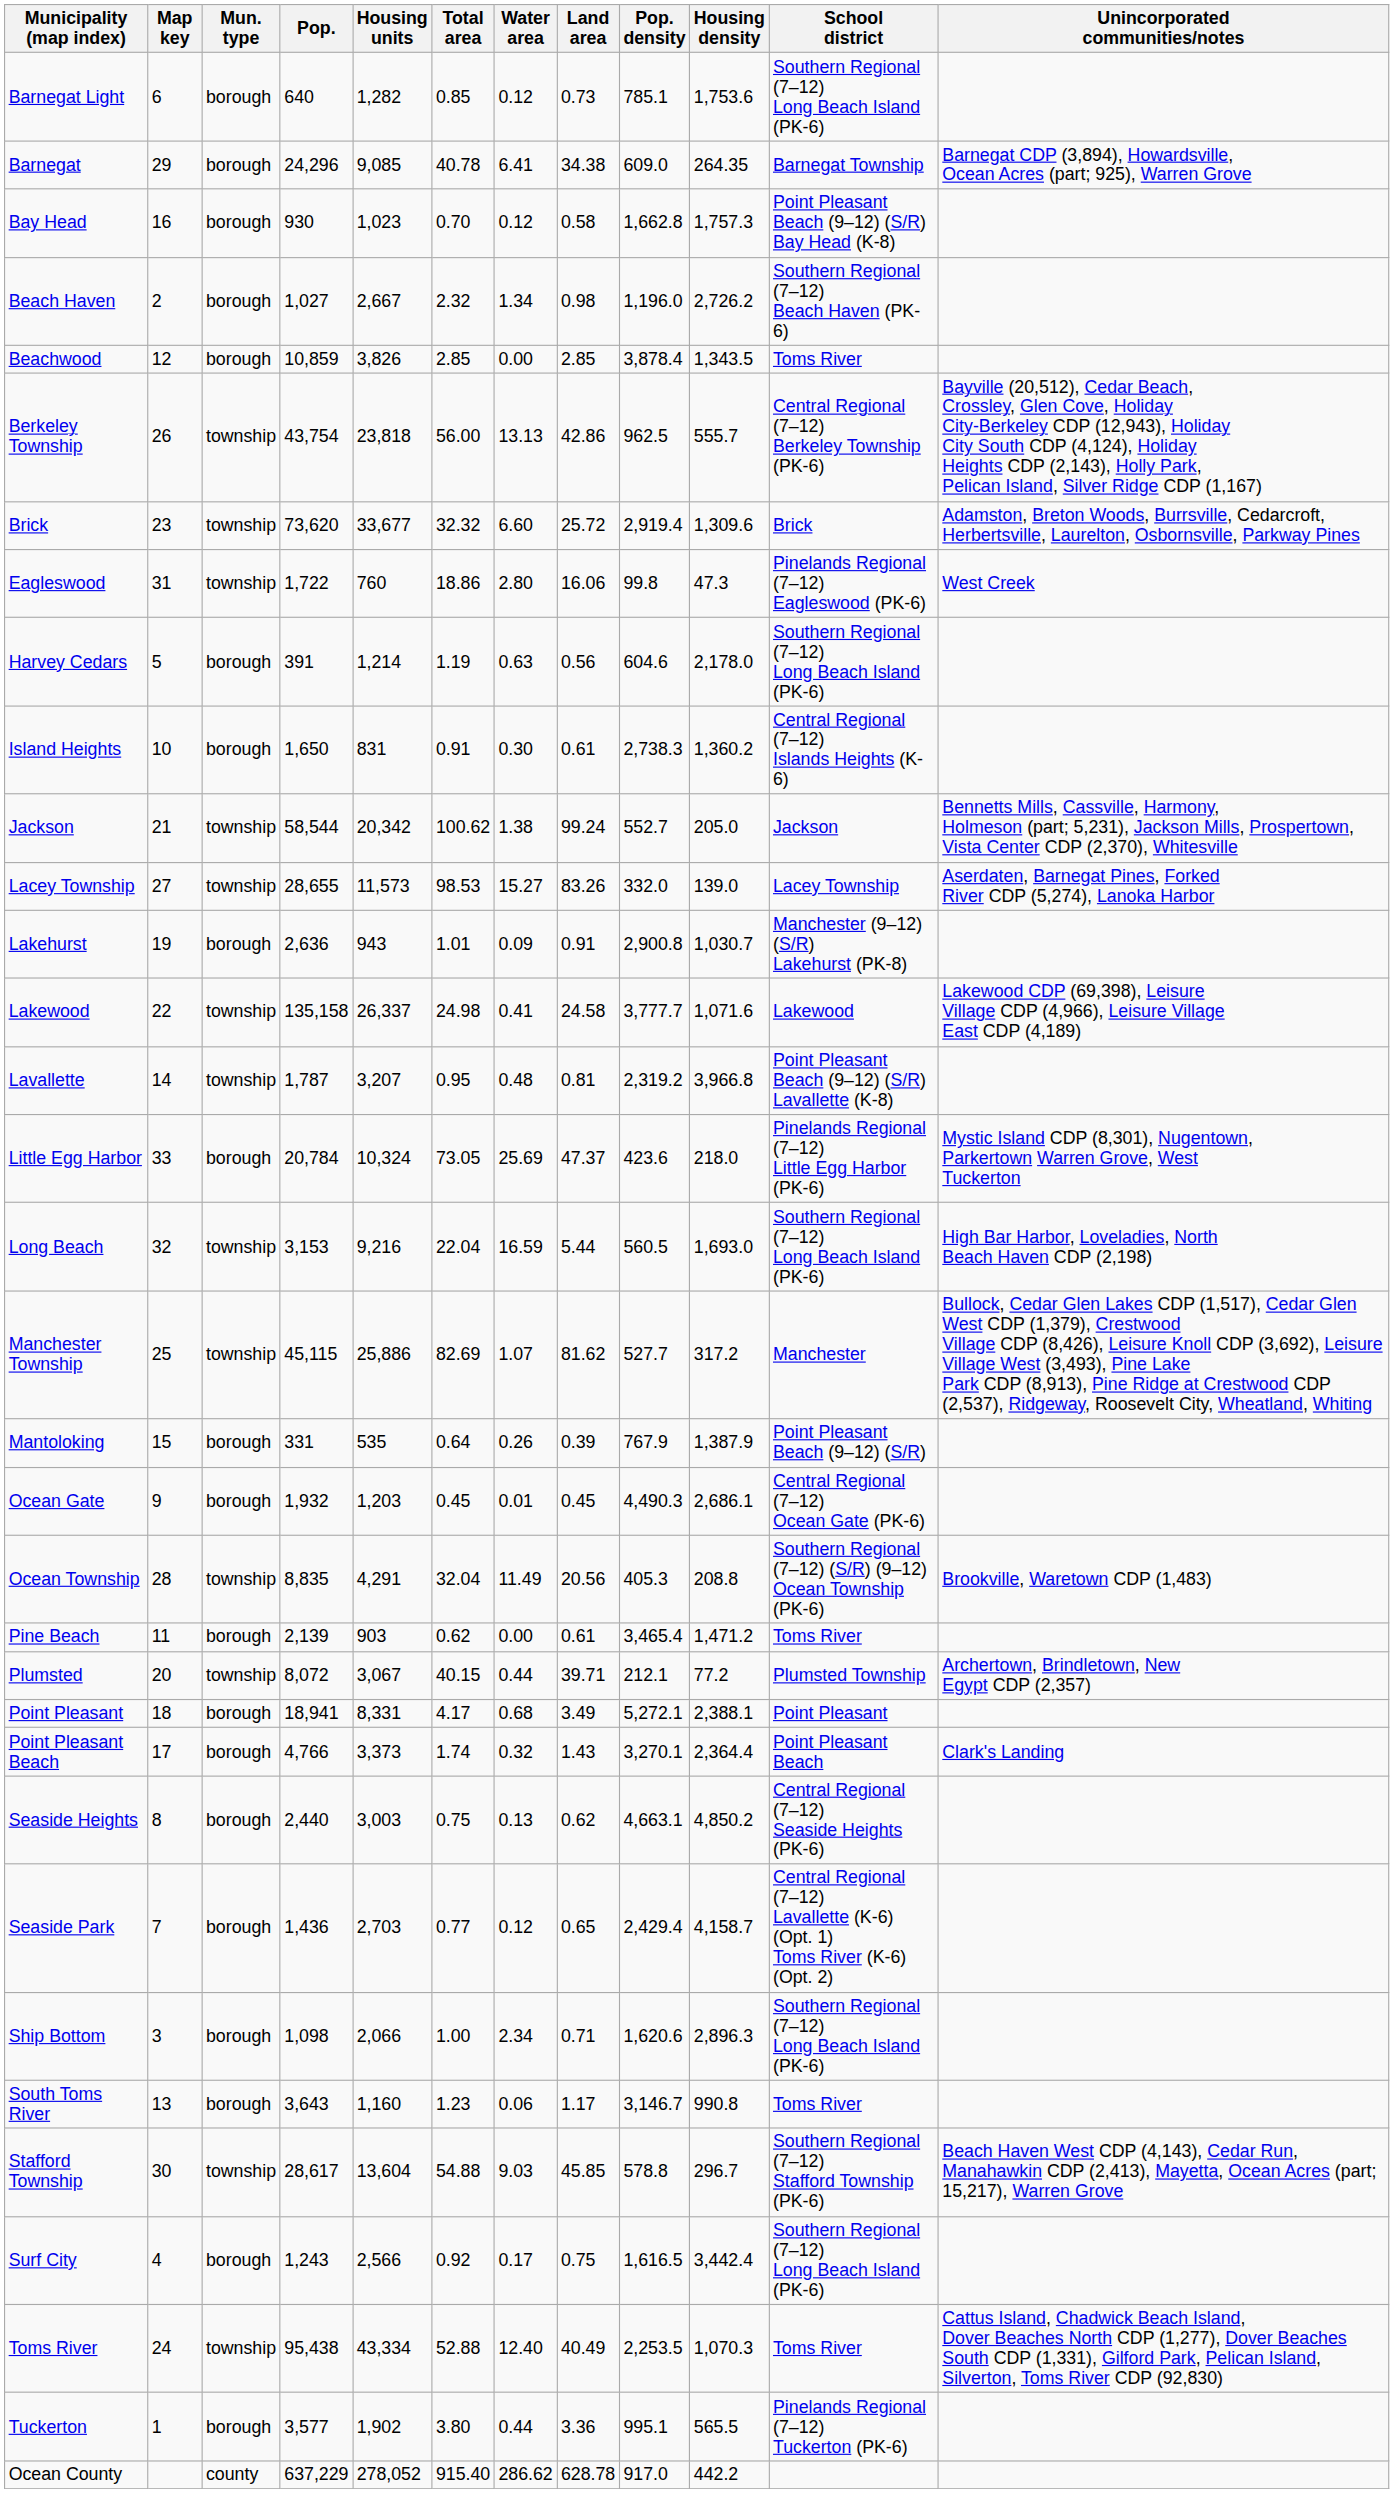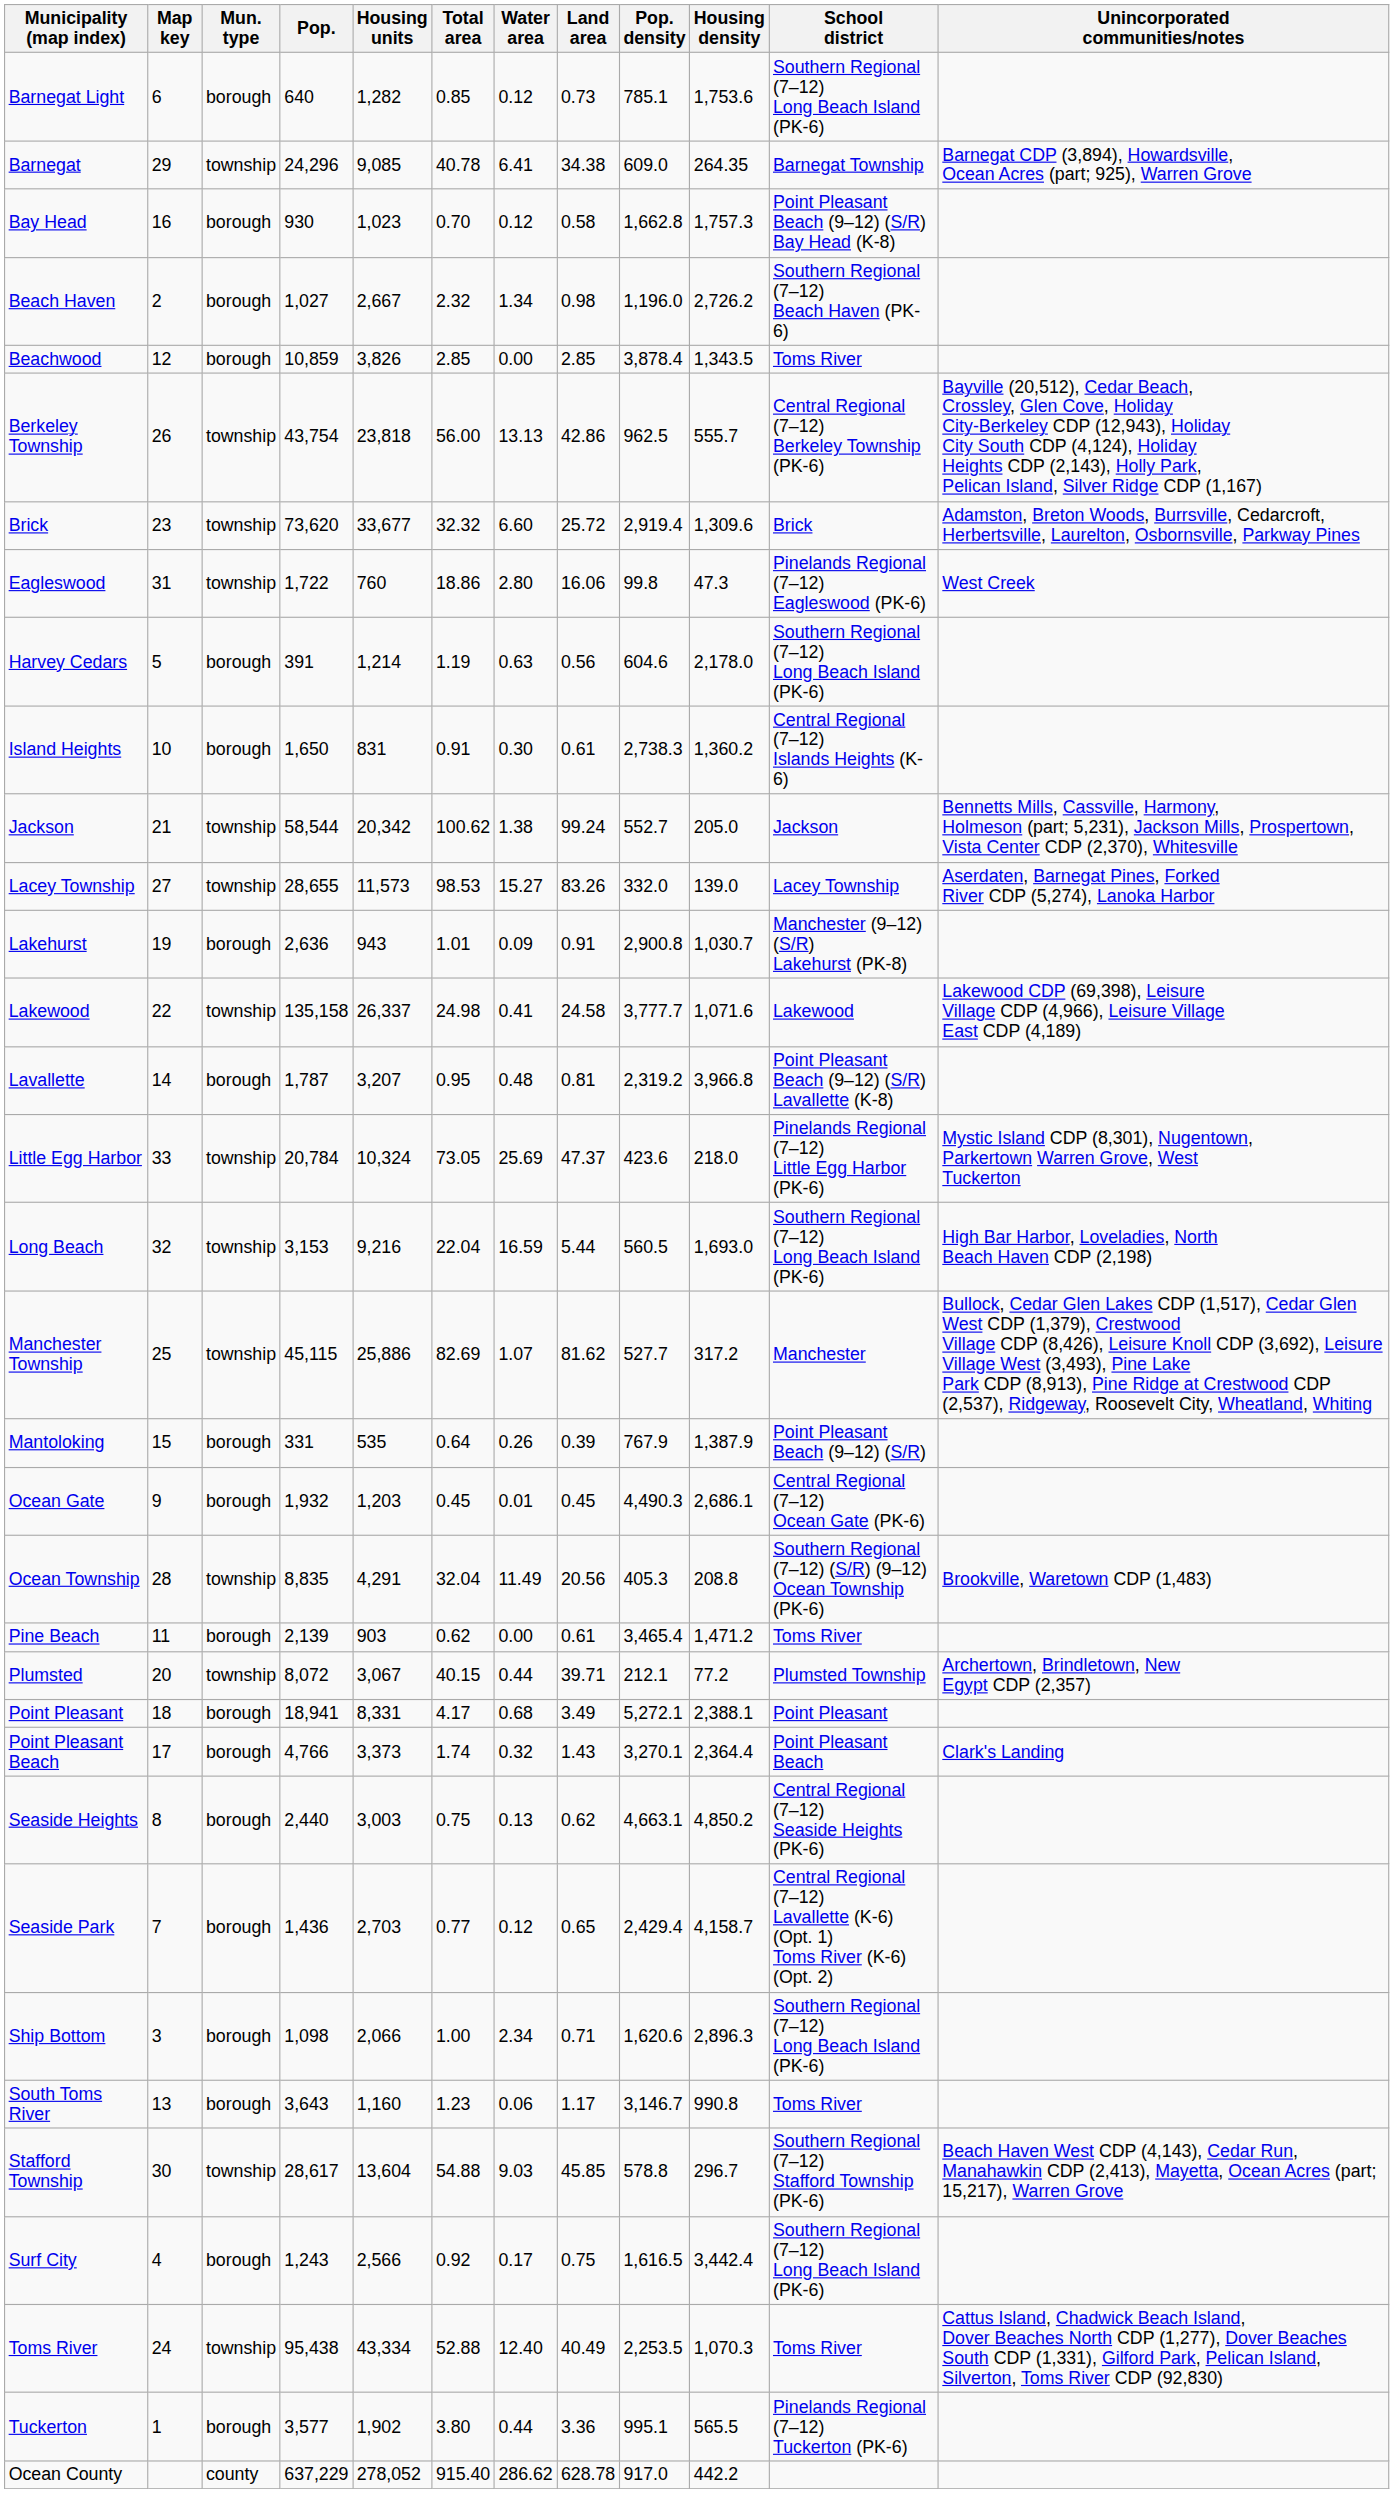(239, 164) borough -> (241, 164) township
(241, 1080) township -> (239, 1080) borough
(239, 1158) borough -> (241, 1158) township
